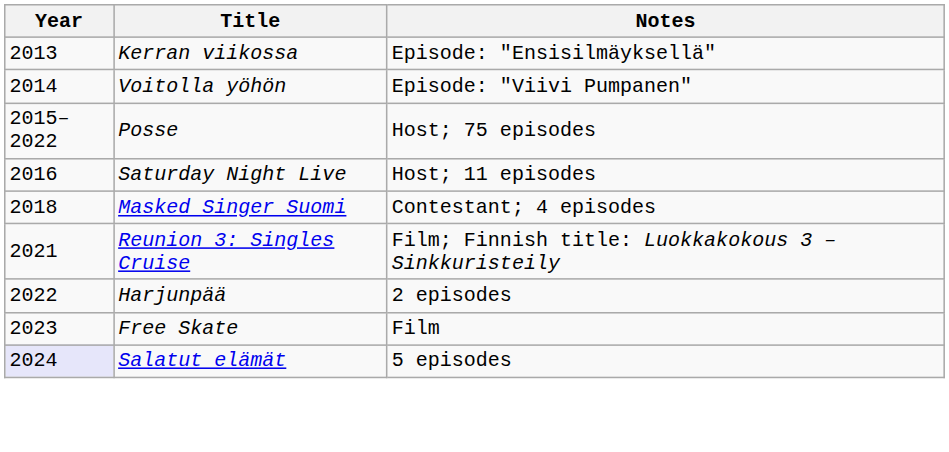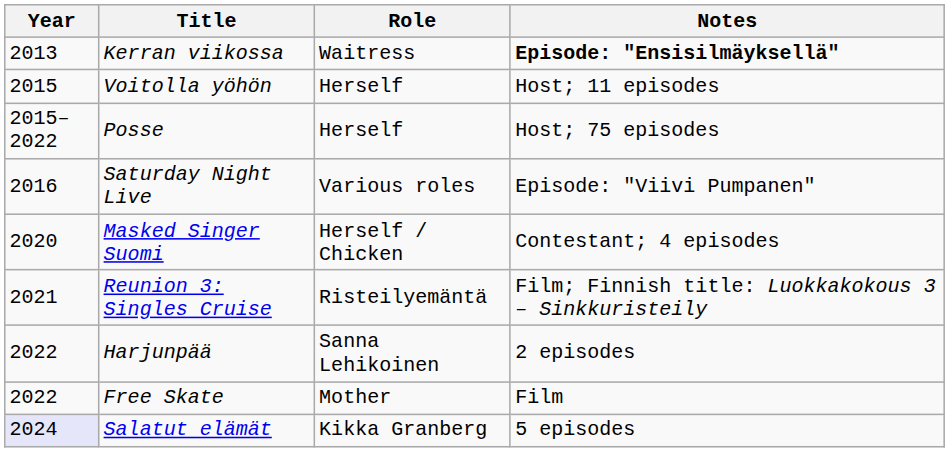+ column: (412, 21)
(554, 54) normal -> (677, 54) bold
(34, 86) 2014 -> (34, 86) 2015
(542, 86) Episode: "Viivi Pumpanen" -> (617, 86) Host; 11 episodes
(494, 175) Host; 11 episodes -> (665, 186) Episode: "Viivi Pumpanen"
(34, 207) 2018 -> (34, 242) 2020
(34, 328) 2023 -> (34, 398) 2022
